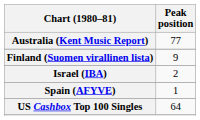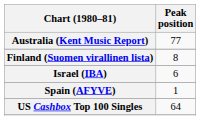(176, 57) 9 -> (176, 57) 8
(176, 73) 2 -> (176, 73) 6
